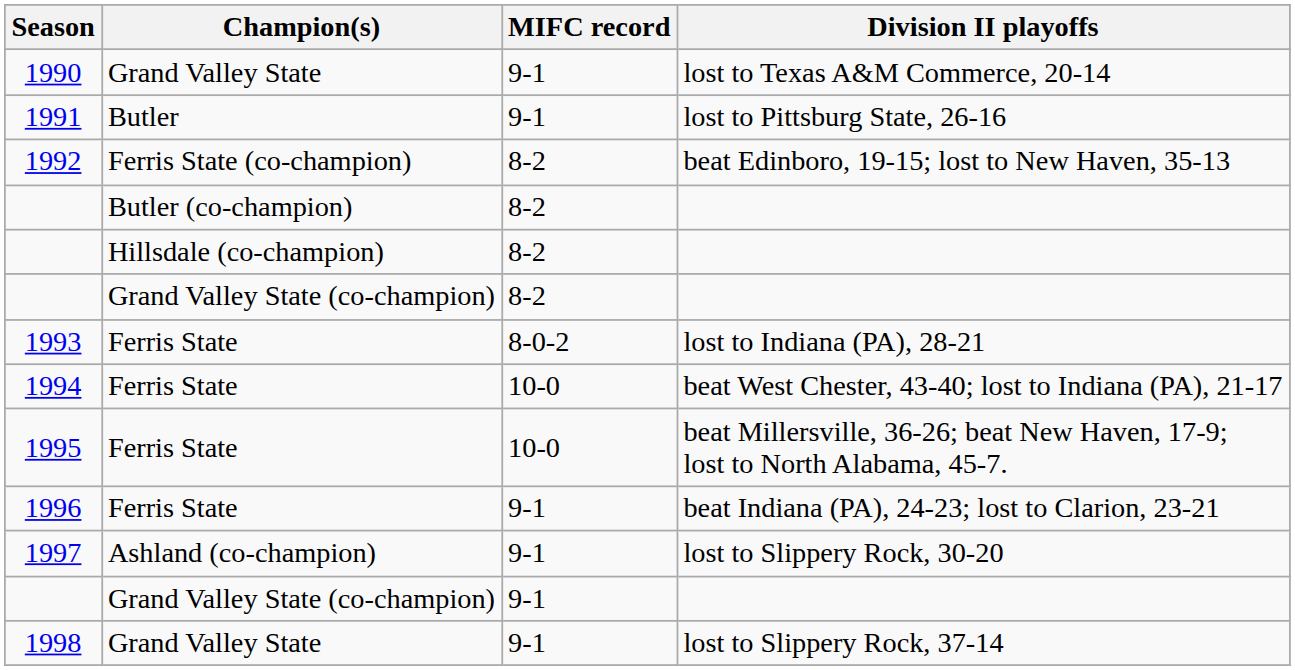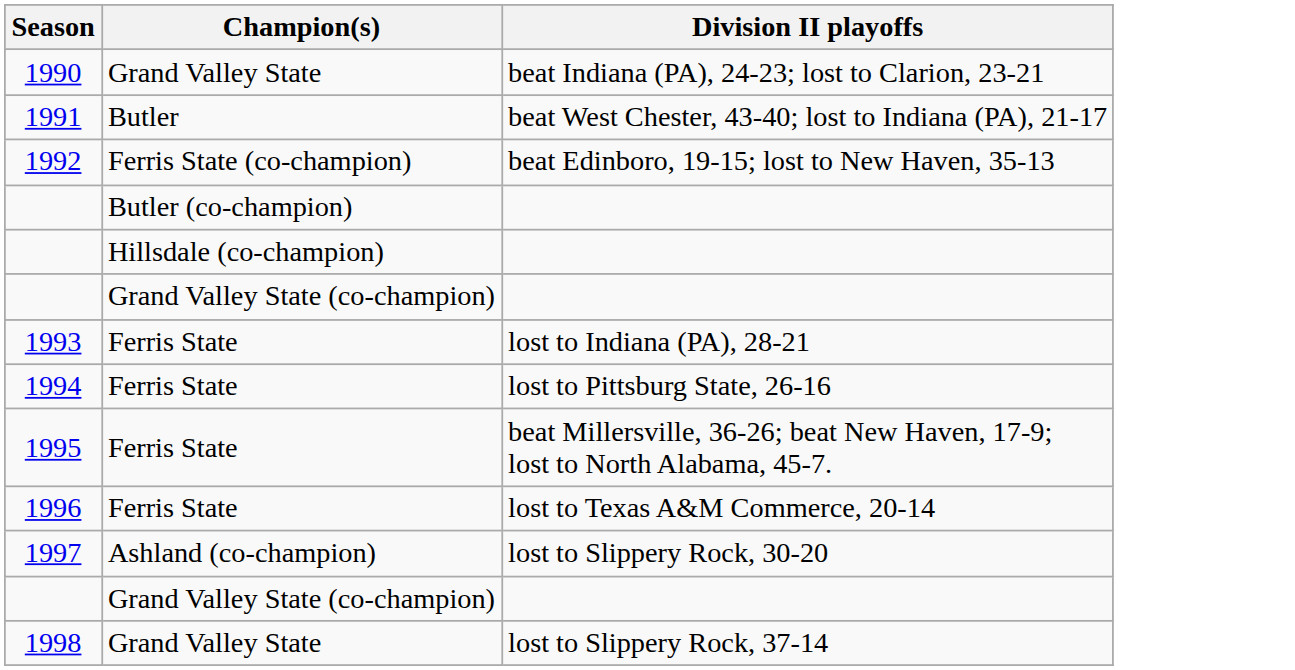- column: (589, 26)
(897, 71) lost to Texas A&M Commerce, 20-14 -> (776, 71) beat Indiana (PA), 24-23; lost to Clarion, 23-21
(845, 116) lost to Pittsburg State, 26-16 -> (808, 116) beat West Chester, 43-40; lost to Indiana (PA), 21-17
(983, 386) beat West Chester, 43-40; lost to Indiana (PA), 21-17 -> (670, 386) lost to Pittsburg State, 26-16
(952, 507) beat Indiana (PA), 24-23; lost to Clarion, 23-21 -> (722, 507) lost to Texas A&M Commerce, 20-14
